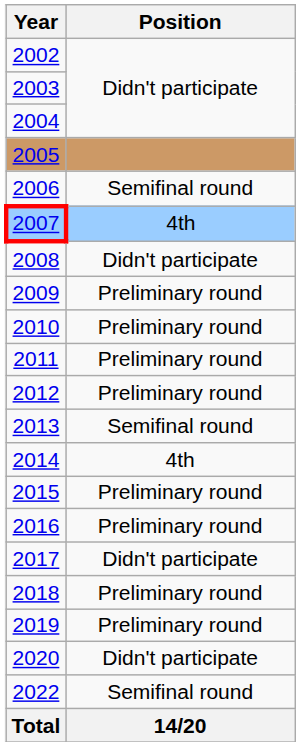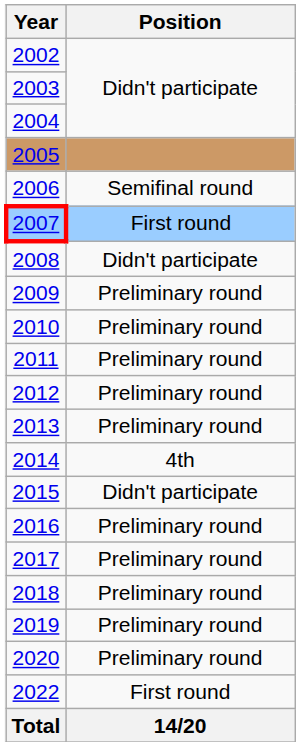(181, 224) 4th -> (181, 224) First round
(180, 426) Semifinal round -> (180, 426) Preliminary round
(180, 493) Preliminary round -> (180, 493) Didn't participate
(180, 559) Didn't participate -> (180, 559) Preliminary round
(180, 659) Didn't participate -> (180, 659) Preliminary round
(180, 692) Semifinal round -> (180, 692) First round
